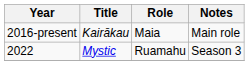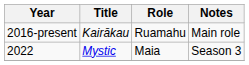(147, 32) Maia -> (160, 32) Ruamahu
(160, 51) Ruamahu -> (147, 51) Maia
